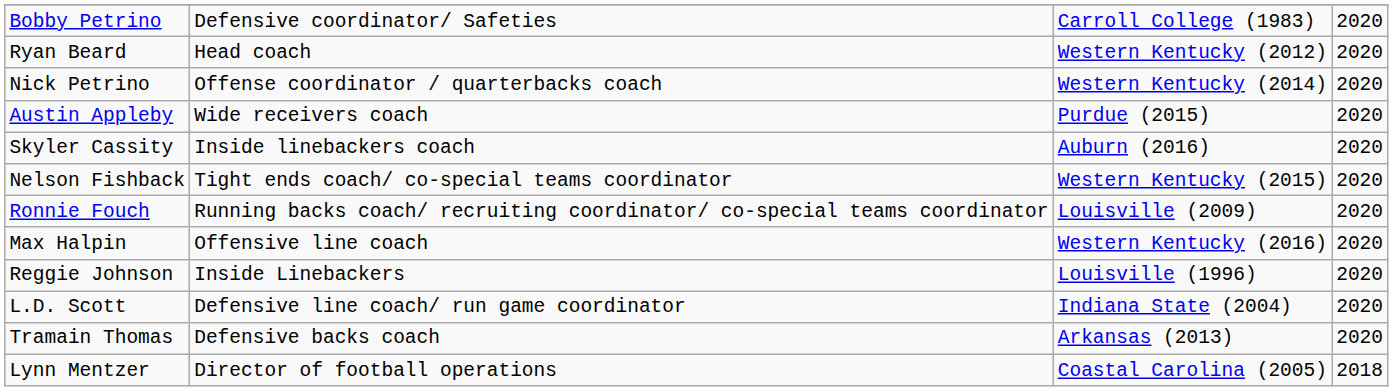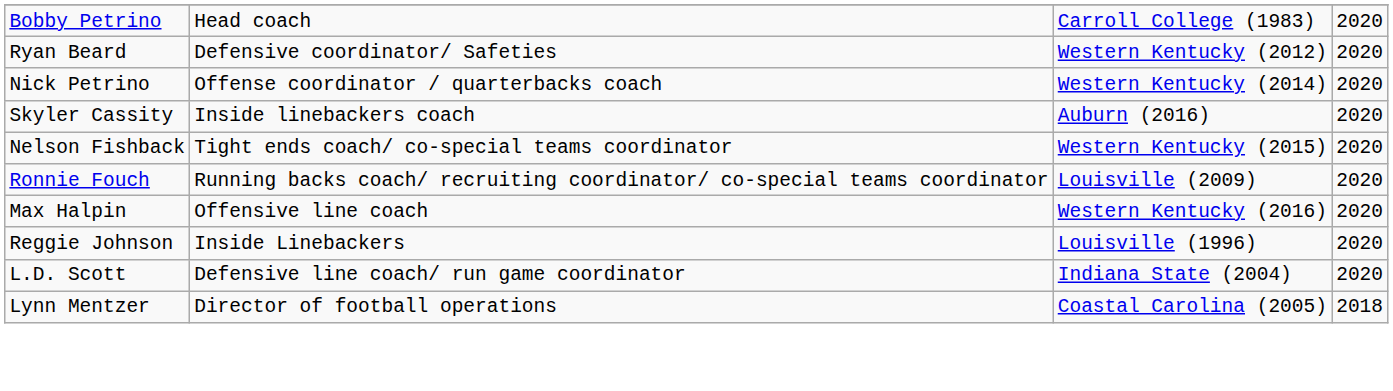(376, 21) Defensive coordinator/ Safeties -> (253, 21) Head coach
(253, 52) Head coach -> (376, 52) Defensive coordinator/ Safeties
- row: (91, 116)
- row: (91, 338)
